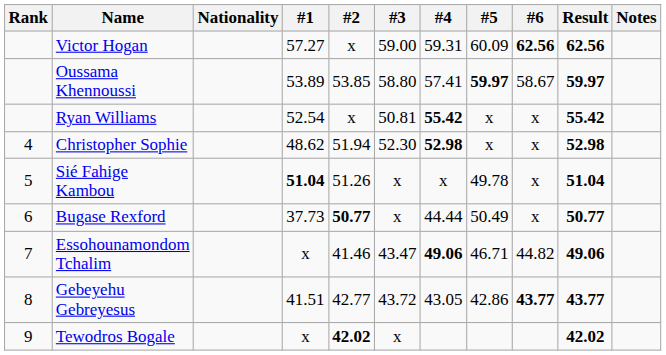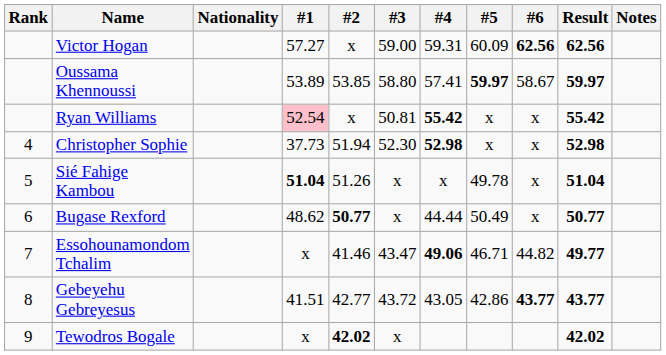(305, 117) no background -> (305, 117) pink background
(305, 144) 48.62 -> (305, 144) 37.73
(305, 217) 37.73 -> (305, 217) 48.62
(585, 253) 49.06 -> (585, 253) 49.77
